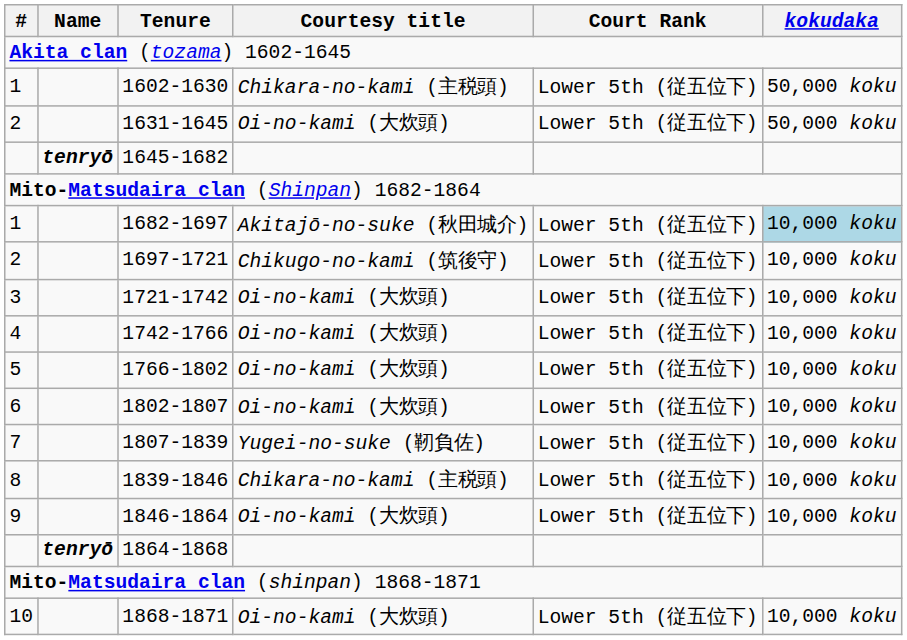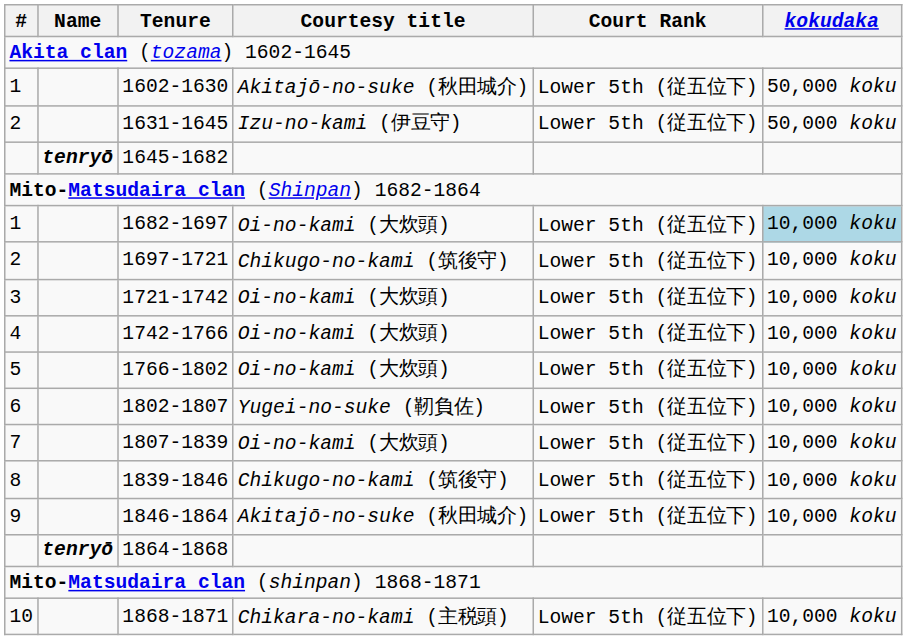(373, 88) Chikara-no-kami (主税頭) -> (383, 88) Akitajō-no-suke (秋田城介)
(344, 124) Oi-no-kami (大炊頭) -> (350, 124) Izu-no-kami (伊豆守)
(383, 225) Akitajō-no-suke (秋田城介) -> (344, 225) Oi-no-kami (大炊頭)
(344, 407) Oi-no-kami (大炊頭) -> (361, 407) Yugei-no-suke (靭負佐)
(361, 444) Yugei-no-suke (靭負佐) -> (344, 444) Oi-no-kami (大炊頭)
(373, 480) Chikara-no-kami (主税頭) -> (373, 480) Chikugo-no-kami (筑後守)
(344, 517) Oi-no-kami (大炊頭) -> (383, 517) Akitajō-no-suke (秋田城介)
(344, 617) Oi-no-kami (大炊頭) -> (373, 617) Chikara-no-kami (主税頭)
